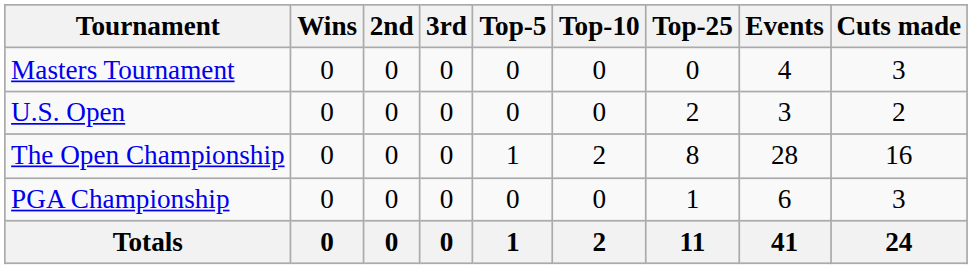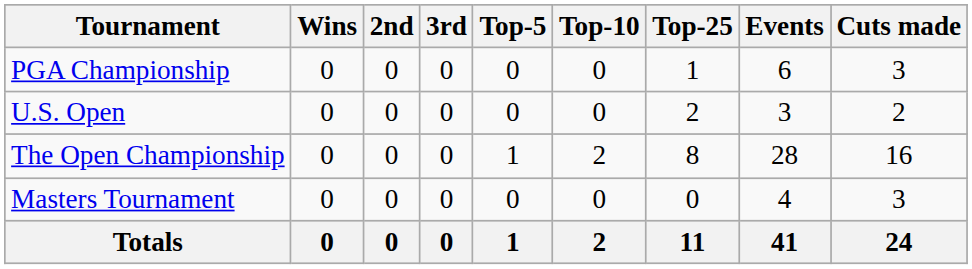rows swapped: (123, 69) <-> (120, 198)
